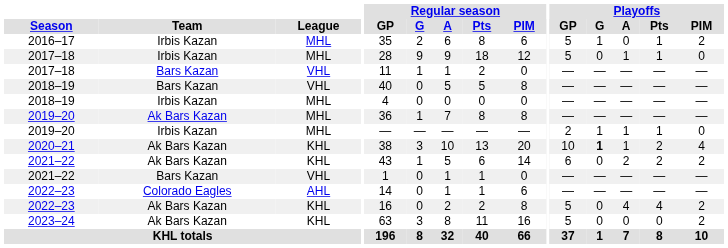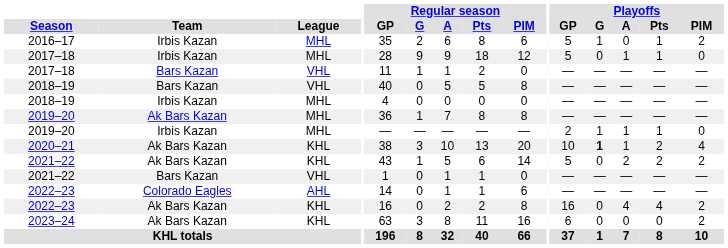(568, 161) 6 -> (568, 161) 5
(568, 206) 5 -> (568, 206) 16
(568, 221) 5 -> (568, 221) 6
